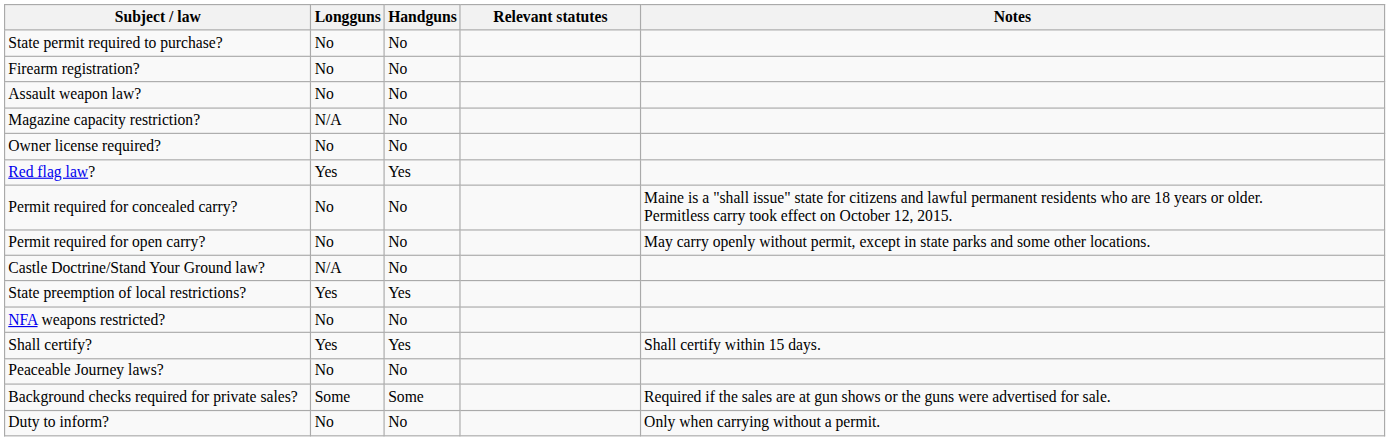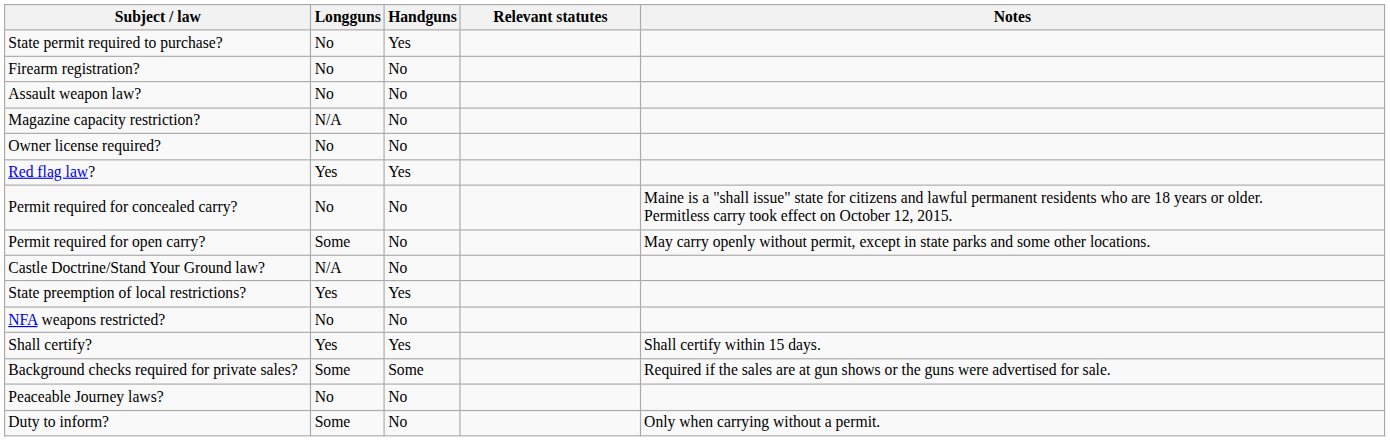(398, 42) No -> (400, 42) Yes
(324, 241) No -> (332, 241) Some
rows swapped: (86, 370) <-> (153, 396)
(324, 422) No -> (332, 422) Some
